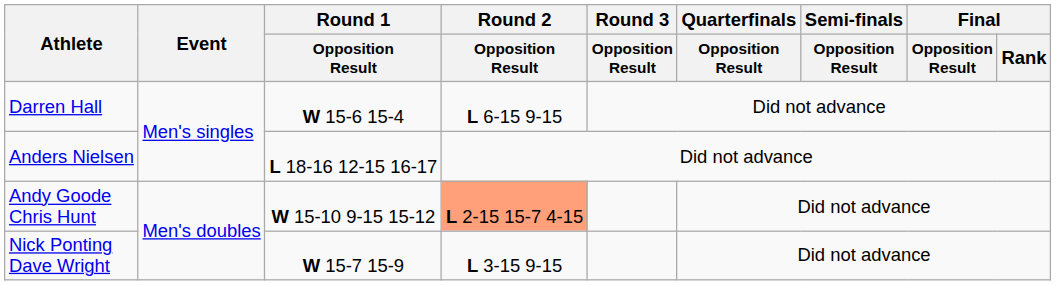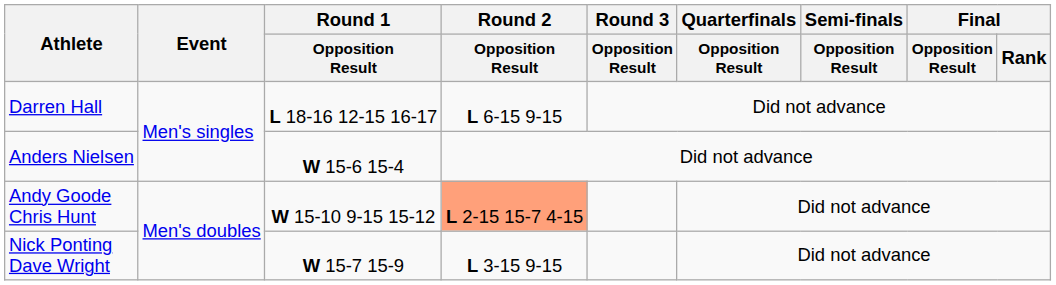(353, 117) W 15-6 15-4 -> (353, 117) L 18-16 12-15 16-17
(353, 167) L 18-16 12-15 16-17 -> (353, 167) W 15-6 15-4
